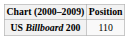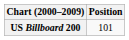(106, 27) 110 -> (106, 27) 101
